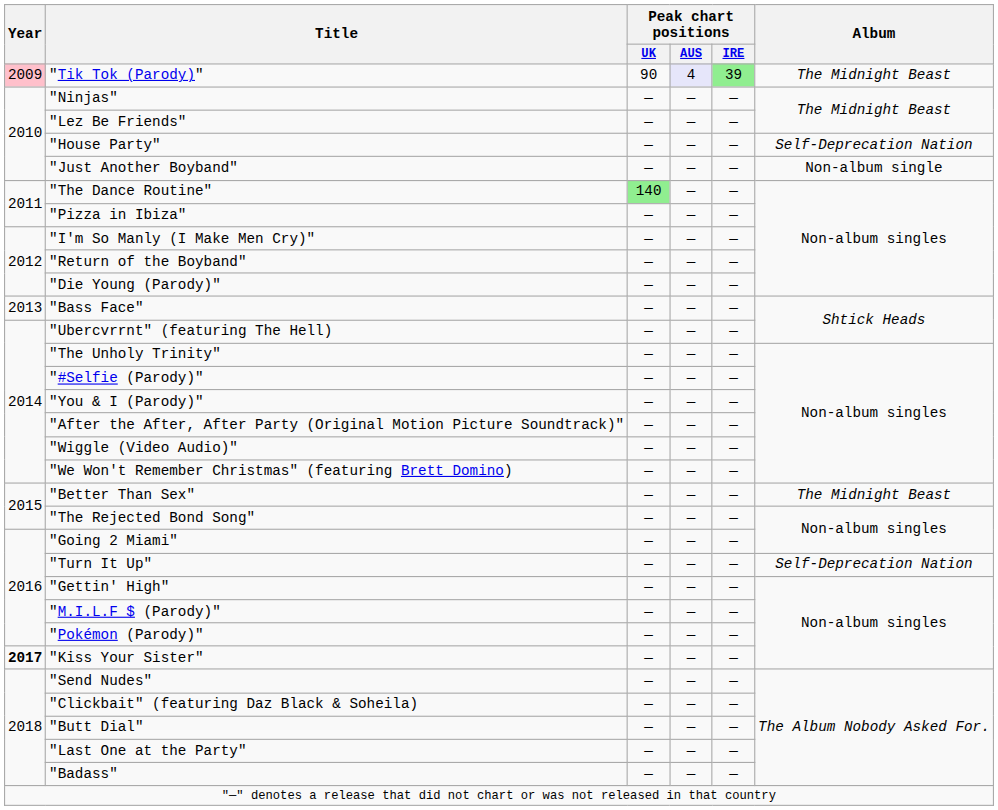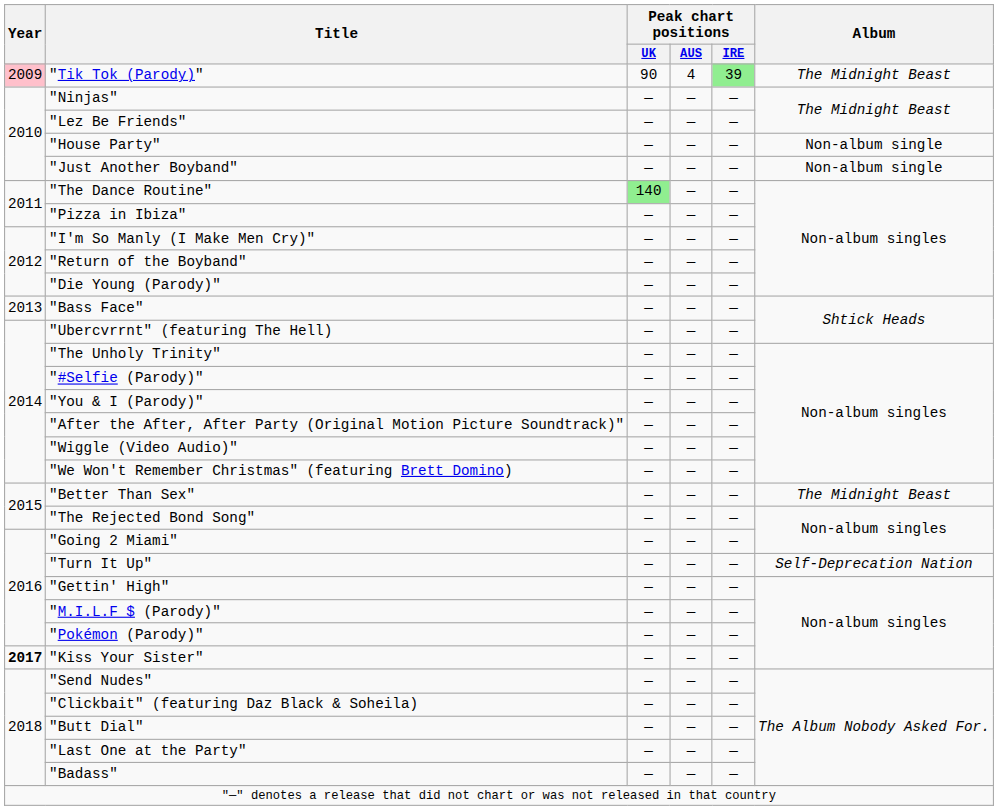(691, 75) lavender background -> (691, 75) no background
(874, 145) Self-Deprecation Nation -> (874, 145) Non-album single
